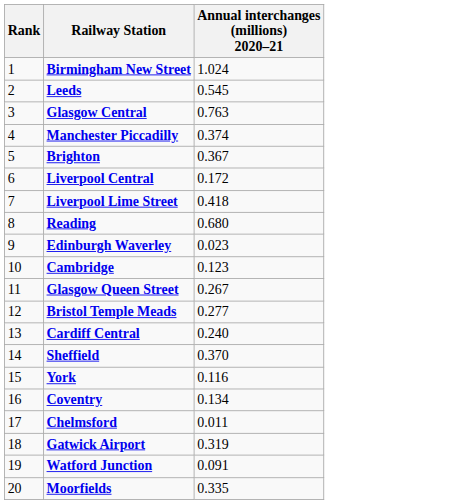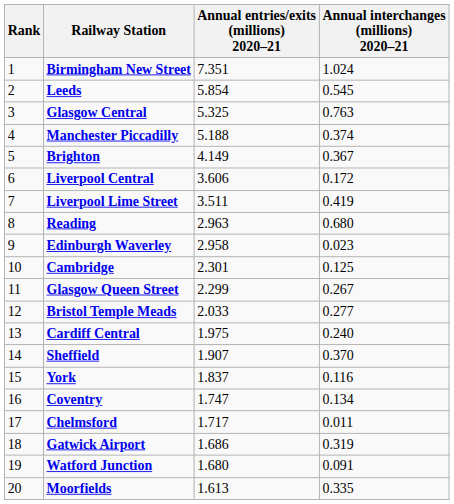+ column: (257, 31)
(213, 201) 0.418 -> (338, 201) 0.419
(213, 267) 0.123 -> (338, 267) 0.125
